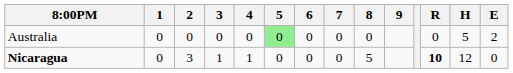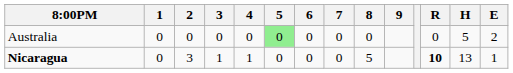(465, 57) 12 -> (465, 57) 13
(494, 57) 0 -> (494, 57) 1
